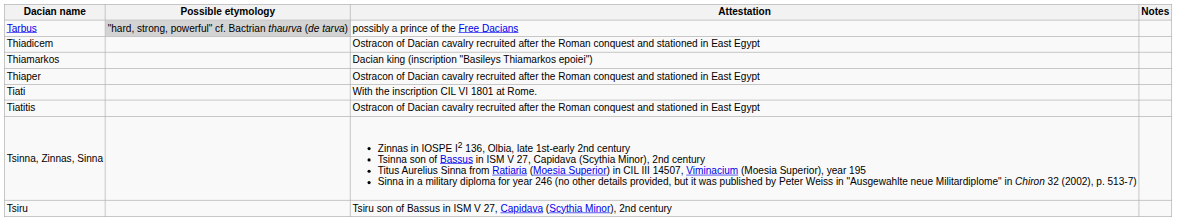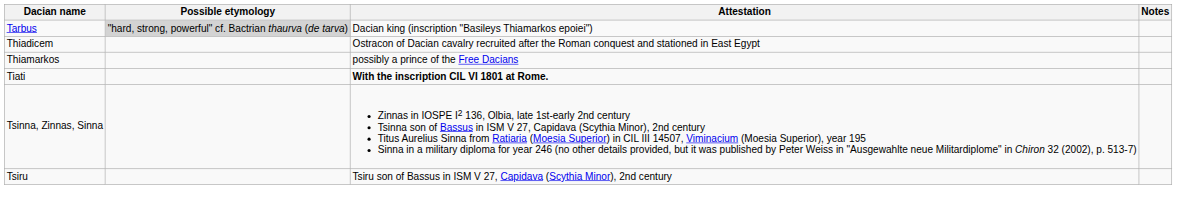(435, 28) possibly a prince of the Free Dacians -> (473, 28) Dacian king (inscription "Basileys Thiamarkos epoiei")
(473, 60) Dacian king (inscription "Basileys Thiamarkos epoiei") -> (435, 60) possibly a prince of the Free Dacians
- row: (24, 76)
(445, 92) normal -> (450, 76) bold
- row: (21, 108)
